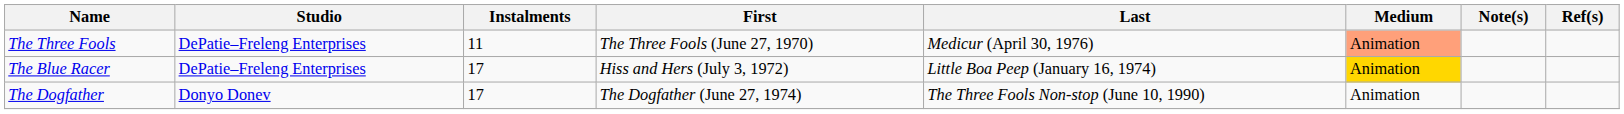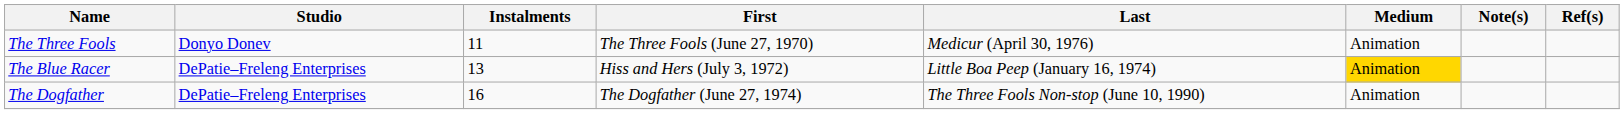(272, 43) DePatie–Freleng Enterprises -> (225, 43) Donyo Donev
(1385, 43) lightsalmon background -> (1385, 43) no background
(476, 69) 17 -> (476, 69) 13
(225, 95) Donyo Donev -> (272, 95) DePatie–Freleng Enterprises
(476, 95) 17 -> (476, 95) 16
